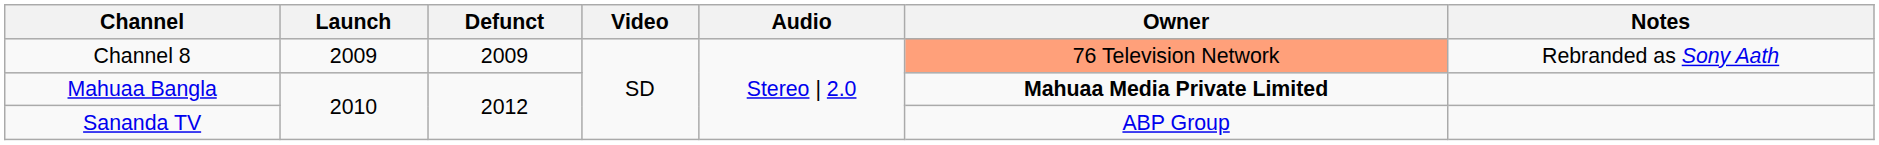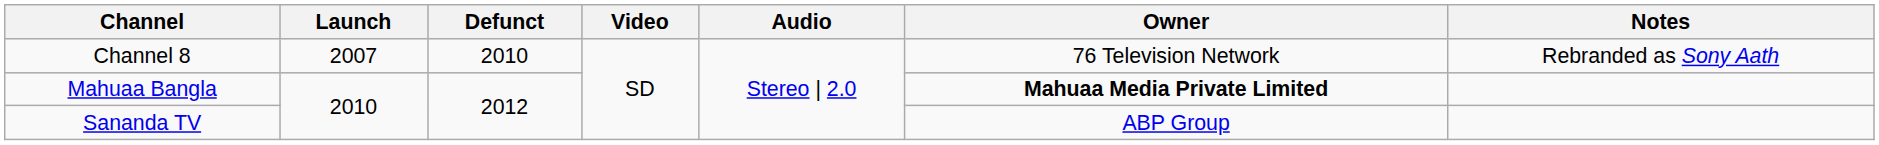(353, 56) 2009 -> (353, 56) 2007
(505, 56) 2009 -> (505, 56) 2010
(1176, 56) lightsalmon background -> (1176, 56) no background
